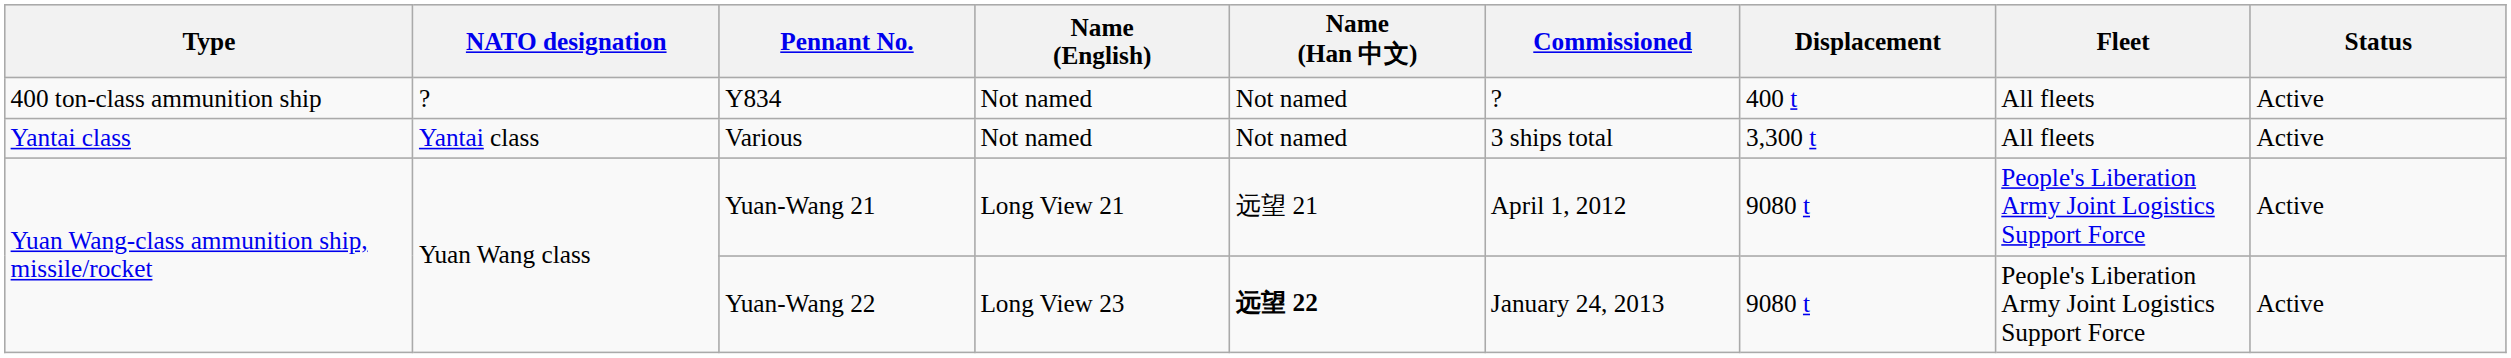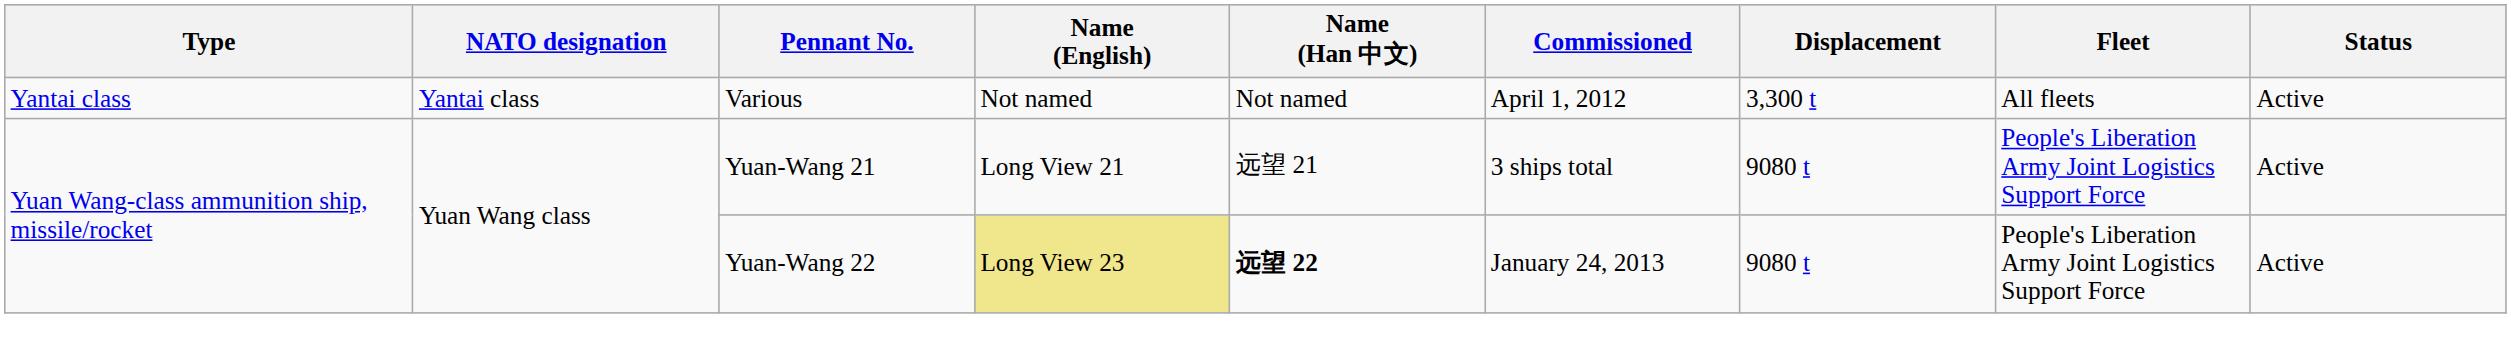- row: (753, 97)
(1552, 137) 3 ships total -> (1559, 97) April 1, 2012
(1559, 206) April 1, 2012 -> (1552, 166) 3 ships total
(1052, 303) no background -> (1052, 263) khaki background
